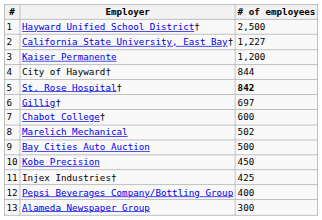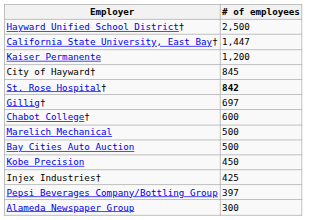- column: (12, 12)
(252, 42) 1,227 -> (236, 42) 1,447
(246, 72) 844 -> (230, 72) 845
(246, 132) 502 -> (230, 132) 500
(246, 192) 400 -> (230, 192) 397
